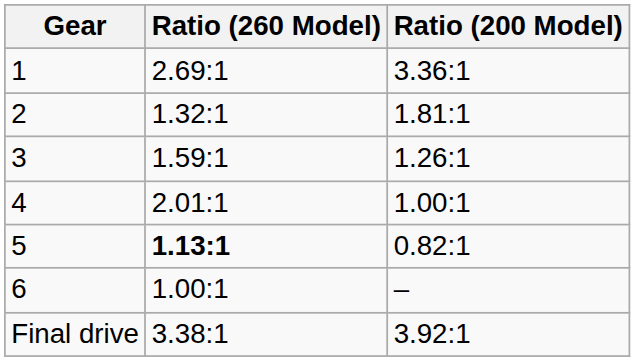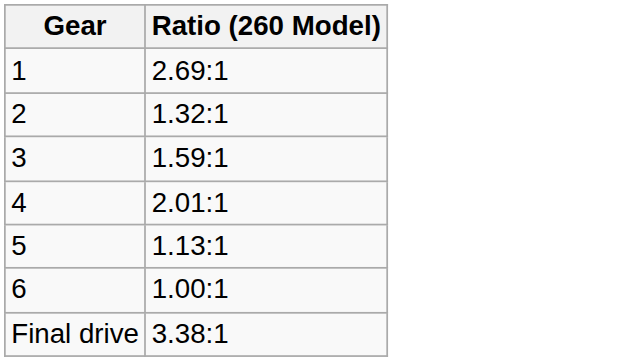- column: (508, 26)
(191, 245) bold -> (190, 245) normal
